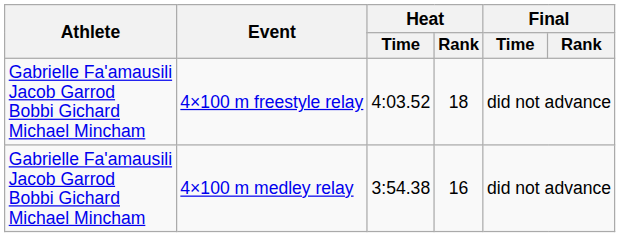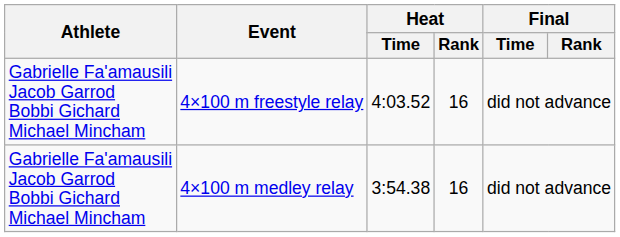(459, 102) 18 -> (459, 102) 16
